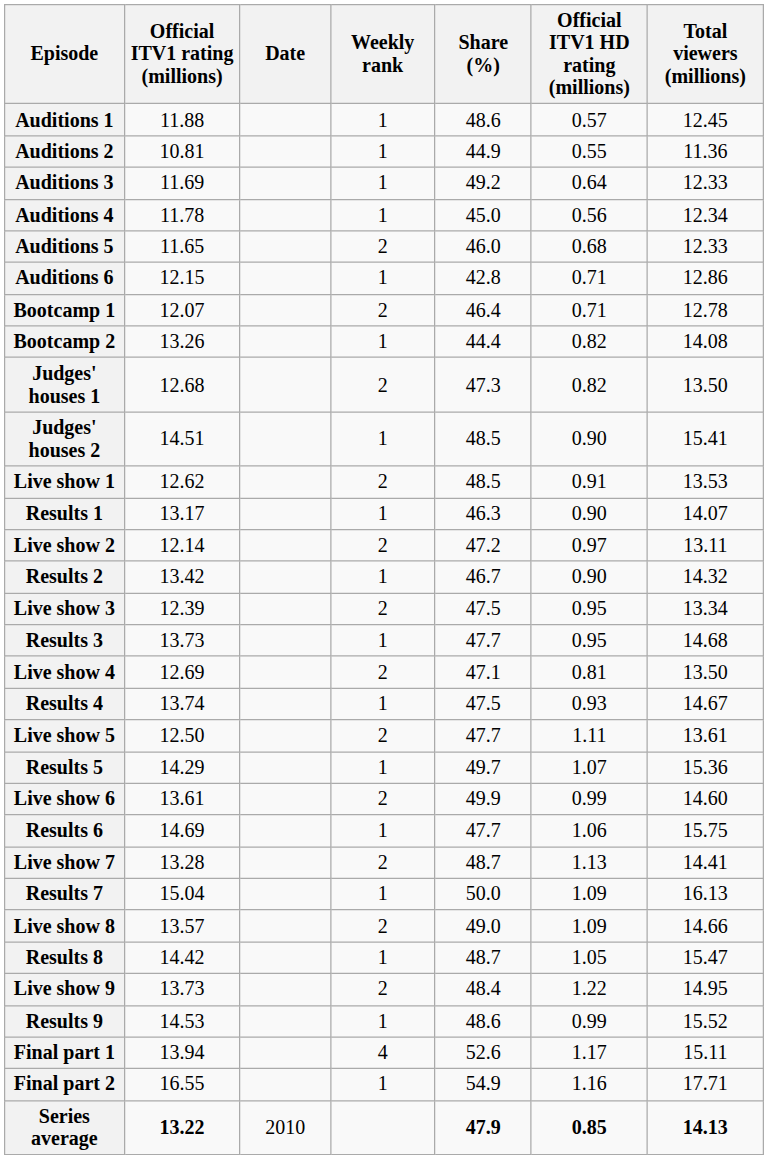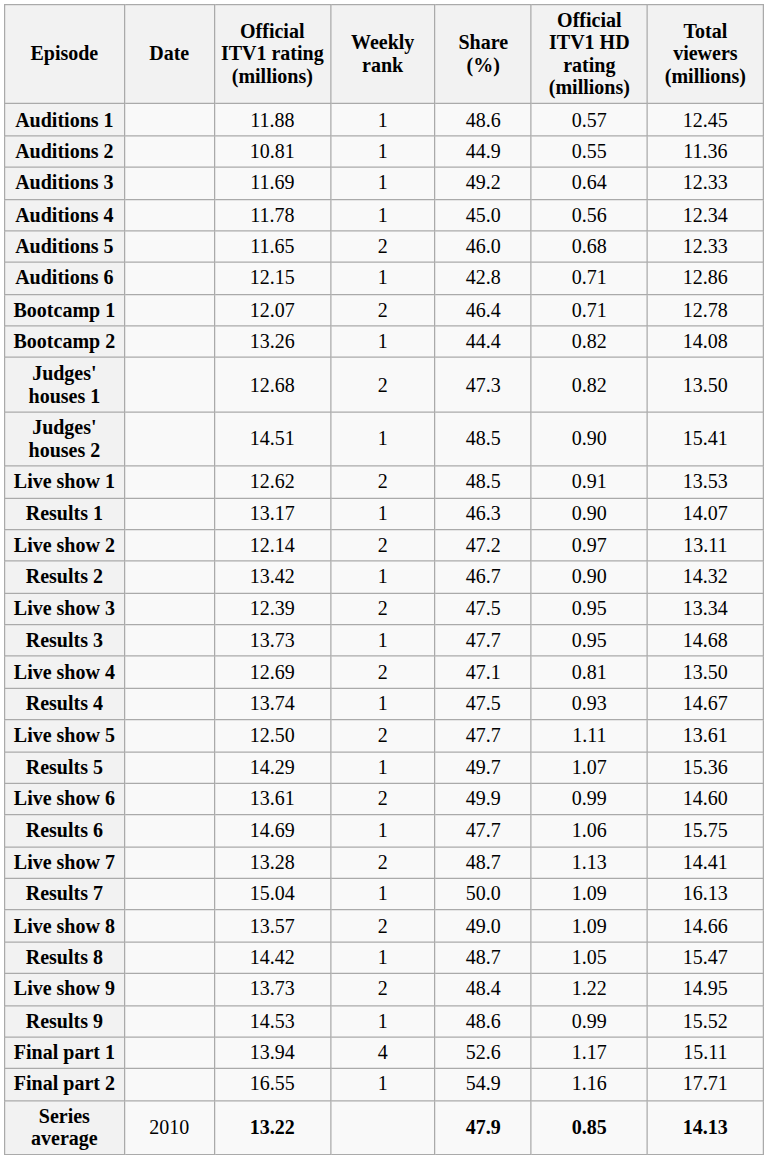columns swapped: (285, 54) <-> (182, 54)
